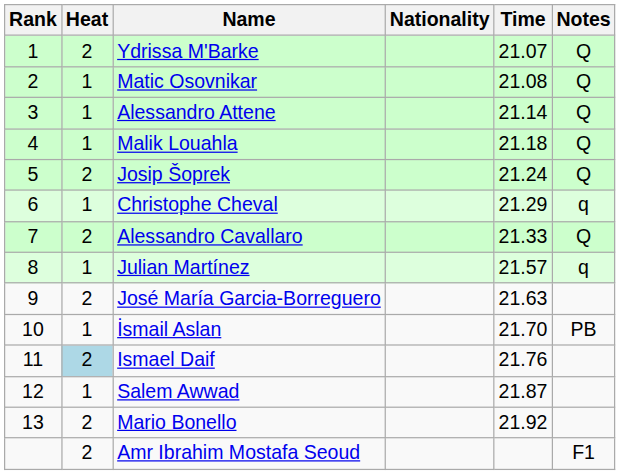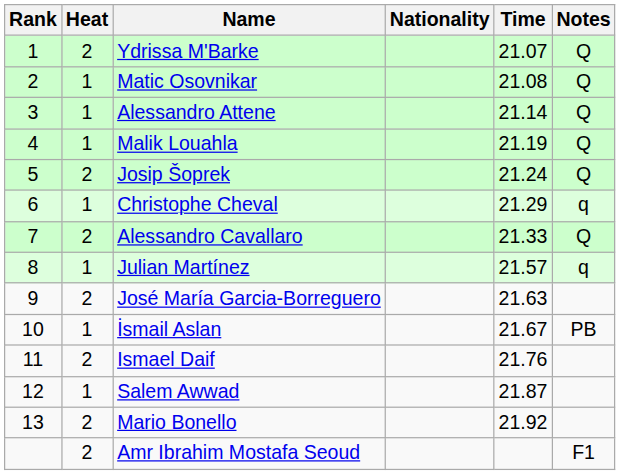(523, 143) 21.18 -> (523, 143) 21.19
(523, 329) 21.70 -> (523, 329) 21.67
(87, 360) lightblue background -> (87, 360) no background
